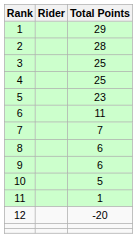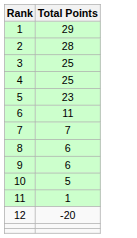- column: (51, 13)
